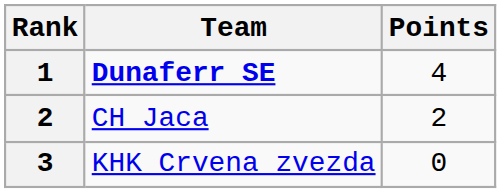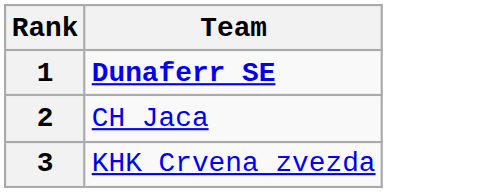- column: (439, 28)
